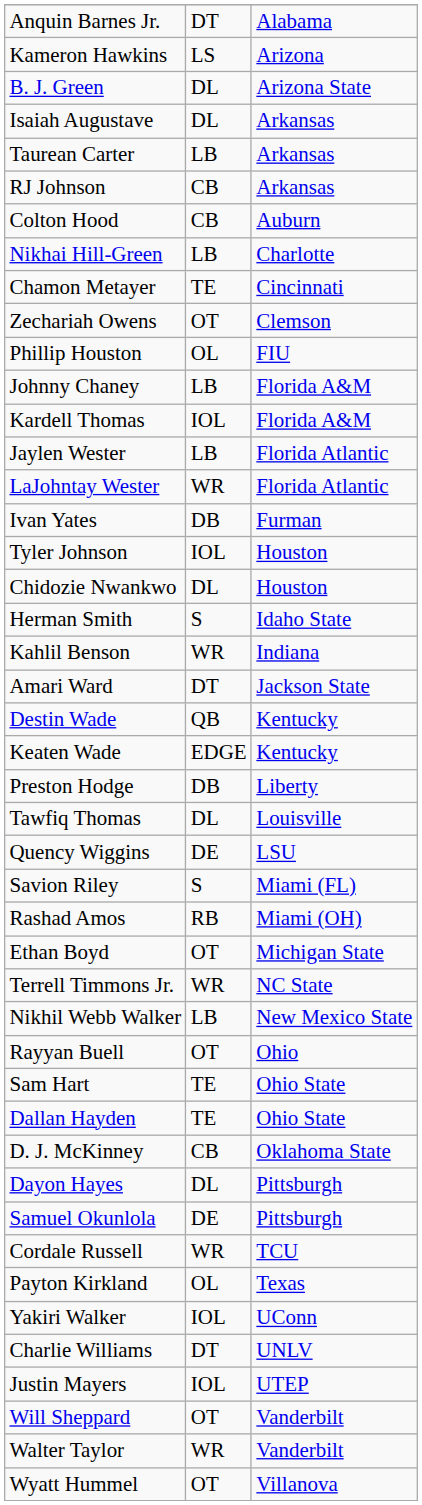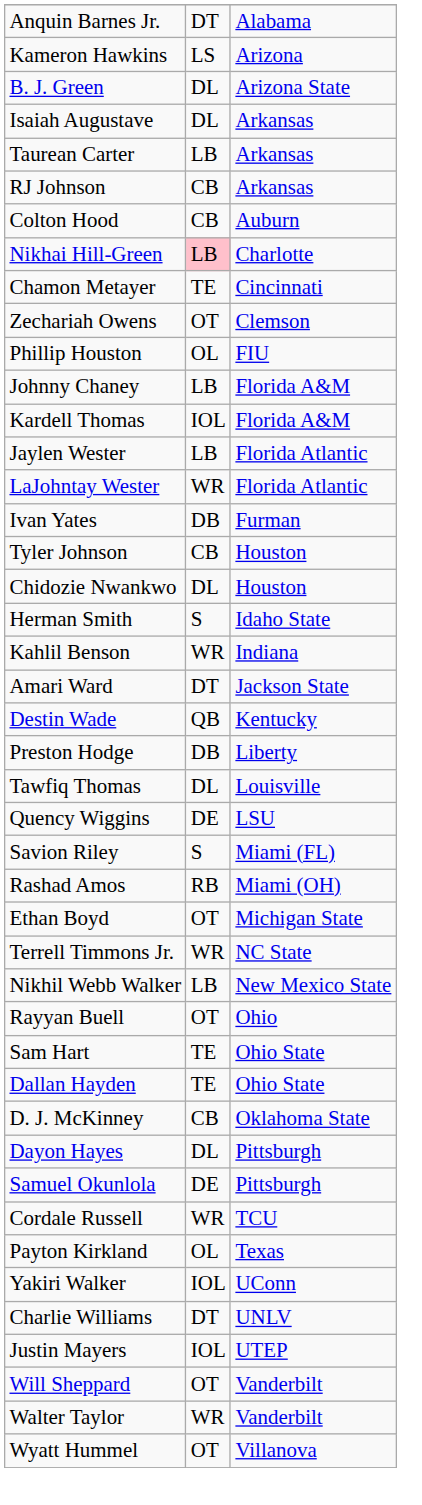(204, 253) no background -> (204, 253) pink background
(208, 552) IOL -> (205, 552) CB
- row: (65, 752)
